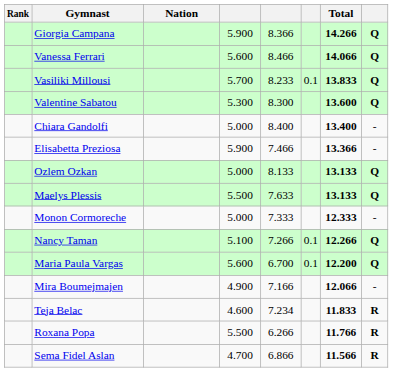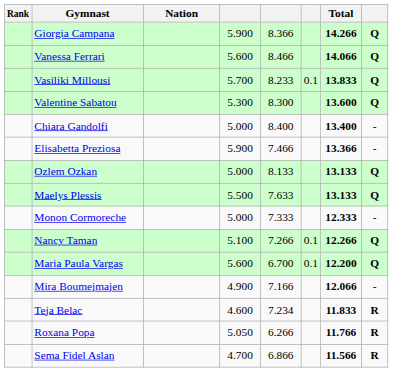(240, 332) 5.500 -> (240, 332) 5.050
